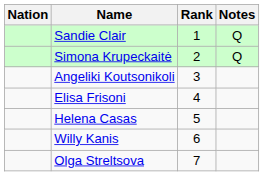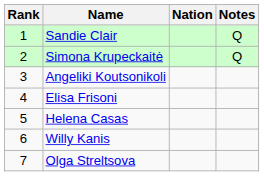columns swapped: (197, 14) <-> (28, 14)
